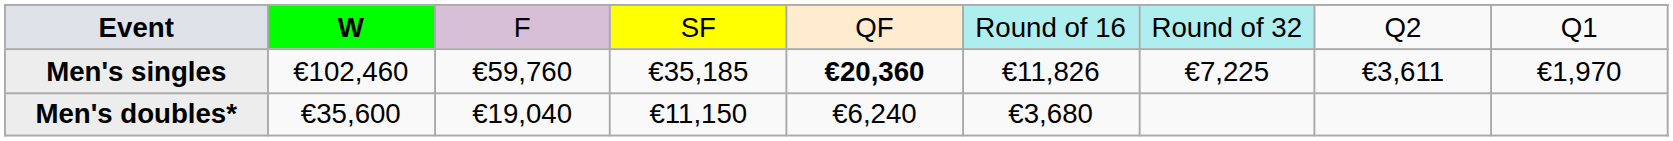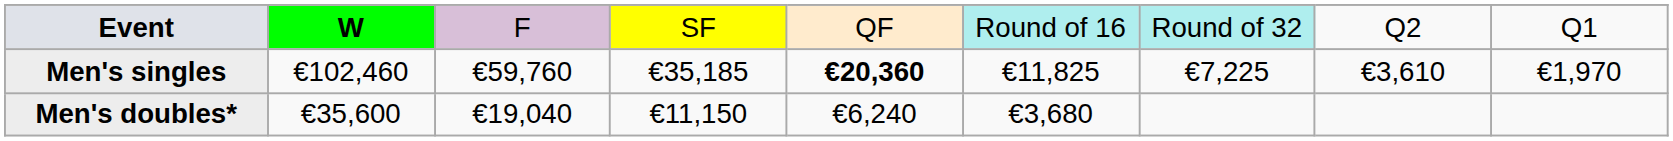(1051, 71) €11,826 -> (1051, 71) €11,825
(1403, 71) €3,611 -> (1403, 71) €3,610
